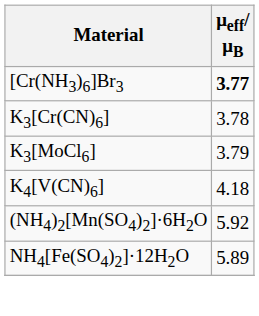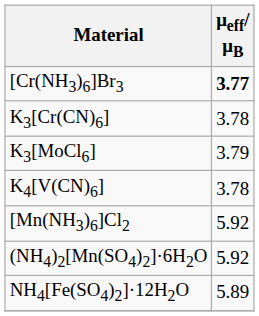(233, 188) 4.18 -> (233, 188) 3.78
+ row: (70, 223)
